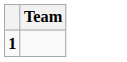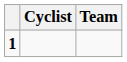+ column: (48, 17)
